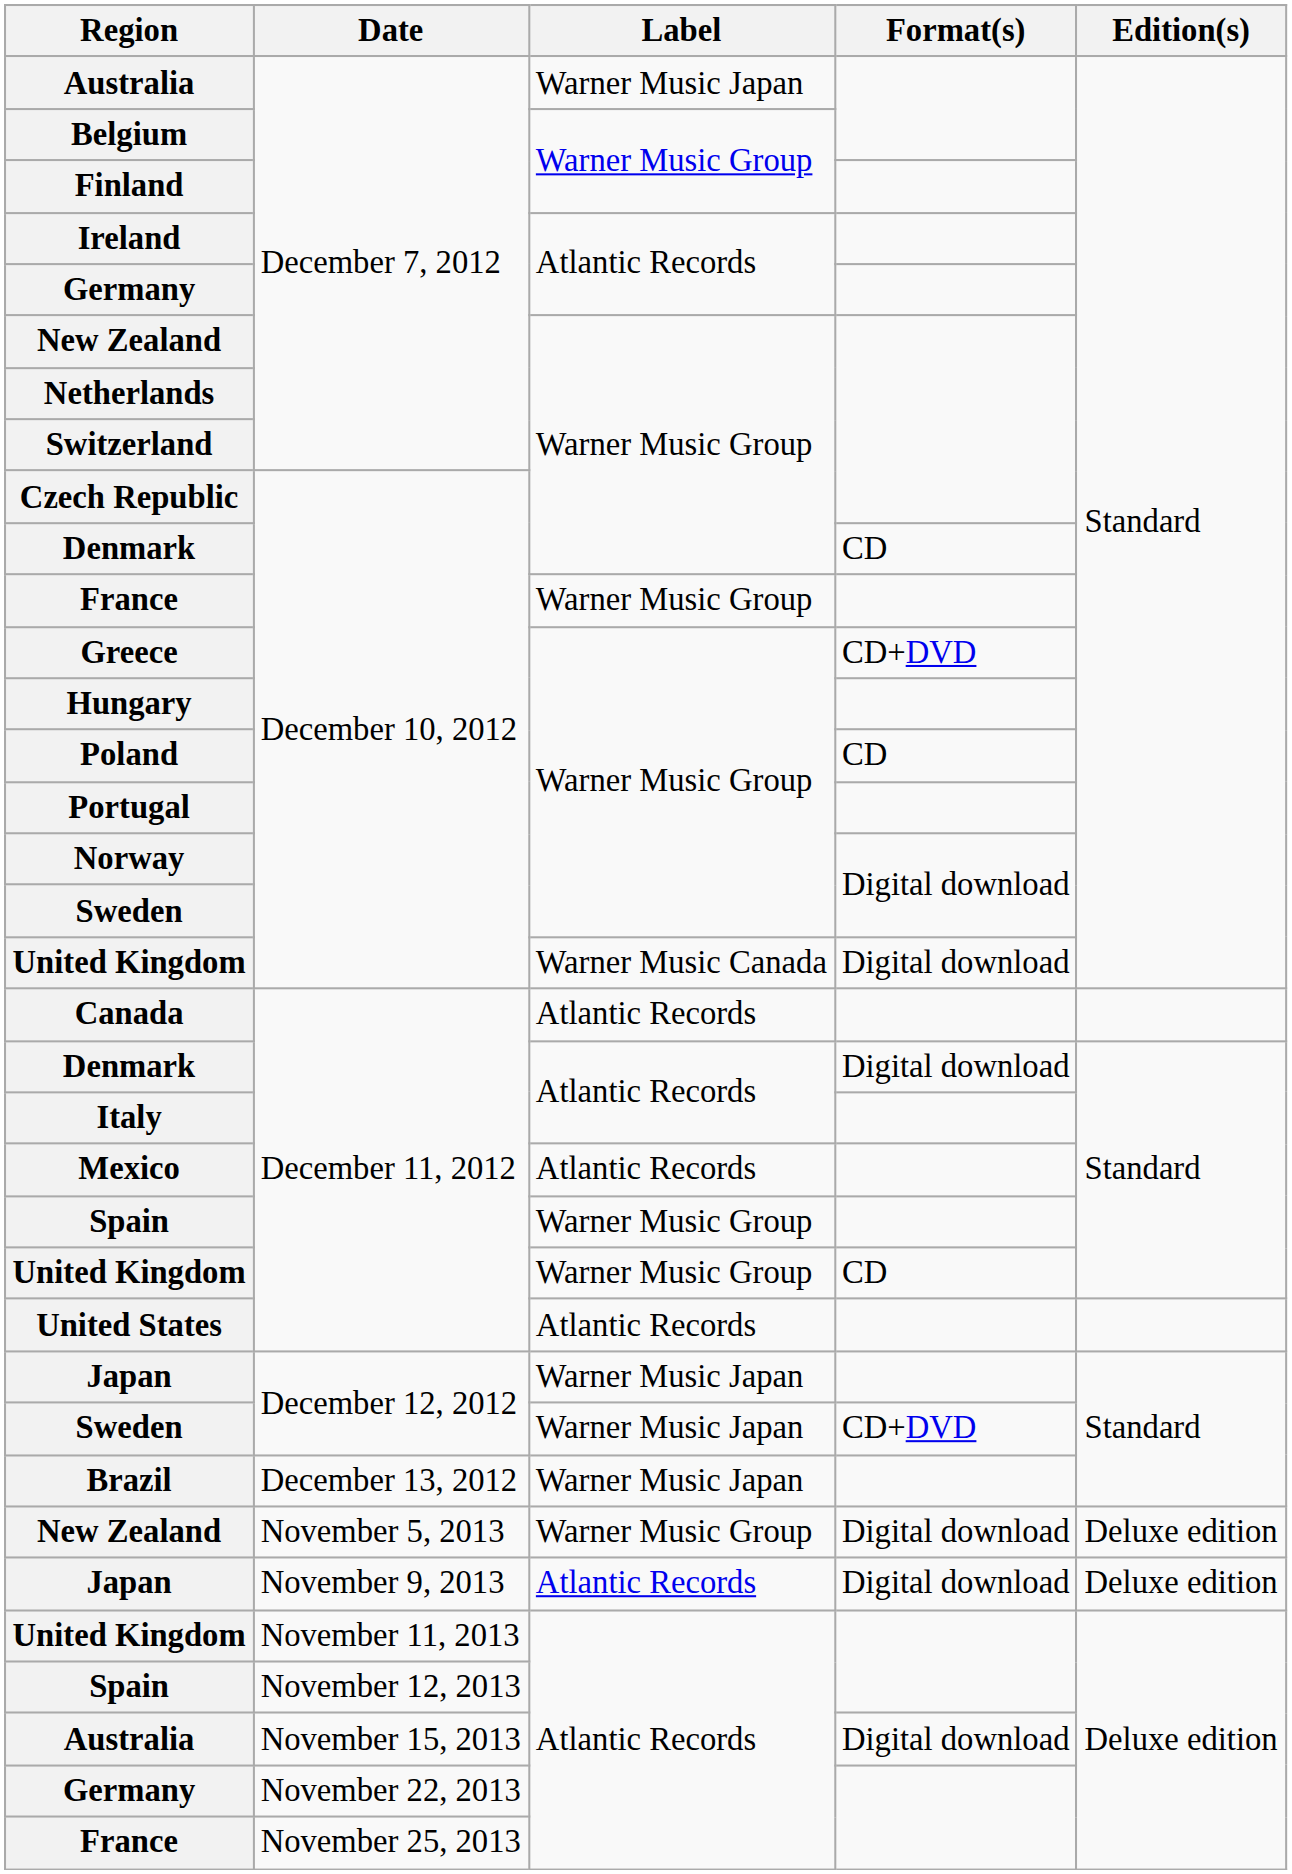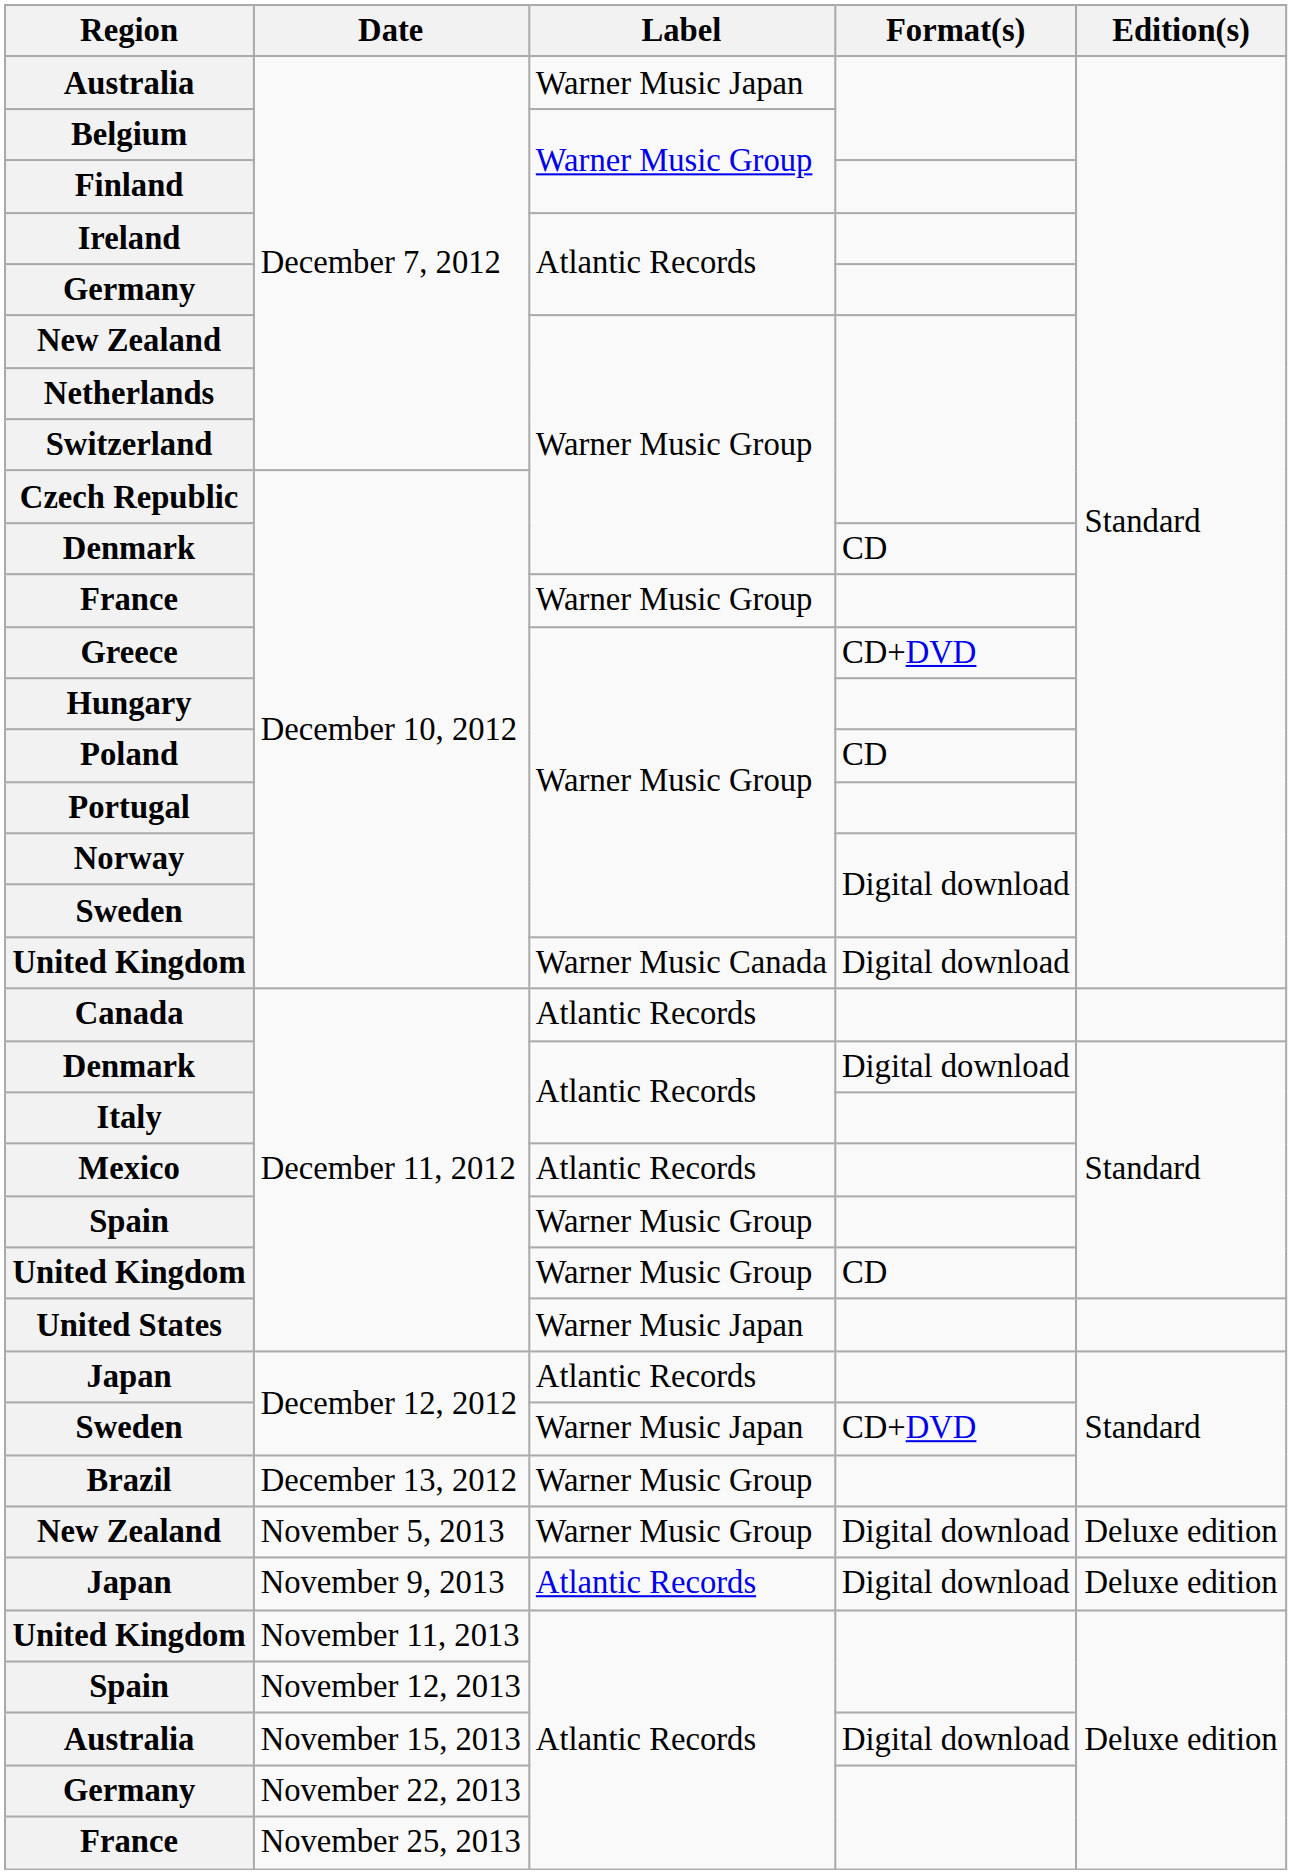(646, 1324) Atlantic Records -> (670, 1324) Warner Music Japan
(670, 1376) Warner Music Japan -> (646, 1376) Atlantic Records
(670, 1479) Warner Music Japan -> (674, 1479) Warner Music Group
